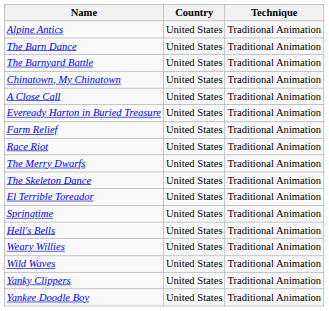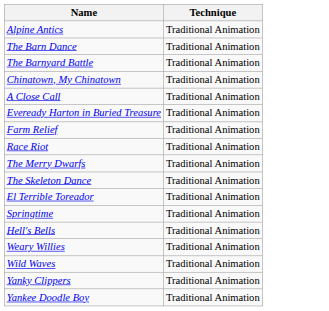- column: (194, 12)
